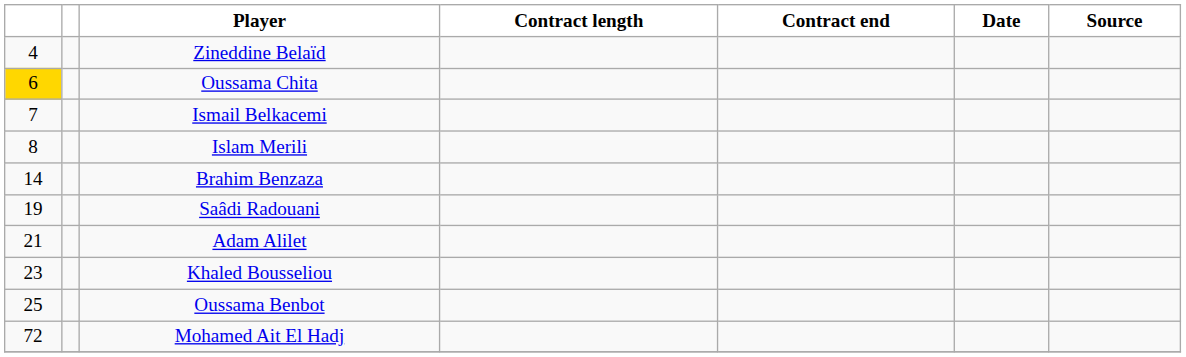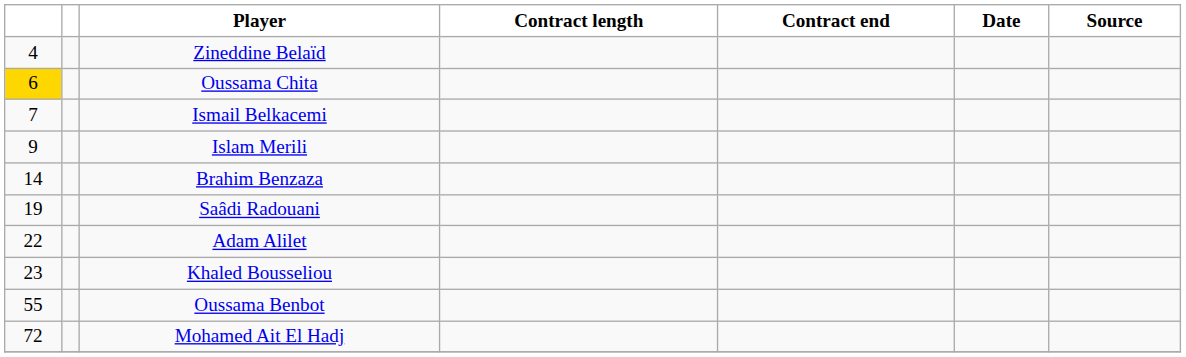(33, 147) 8 -> (33, 147) 9
(33, 241) 21 -> (33, 241) 22
(33, 304) 25 -> (33, 304) 55
